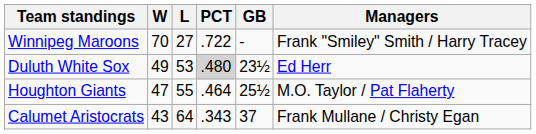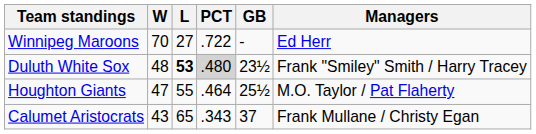(402, 41) Frank "Smiley" Smith / Harry Tracey -> (304, 41) Ed Herr
(160, 66) 49 -> (160, 66) 48
(185, 66) normal -> (185, 66) bold
(304, 66) Ed Herr -> (402, 66) Frank "Smiley" Smith / Harry Tracey
(185, 116) 64 -> (185, 116) 65
